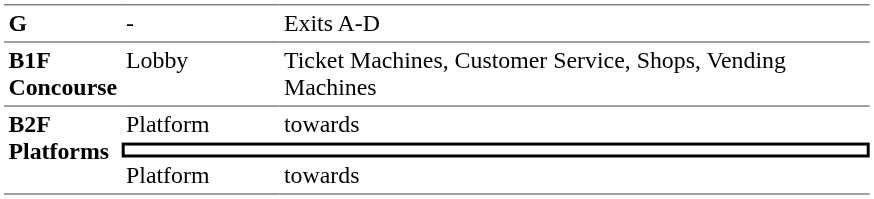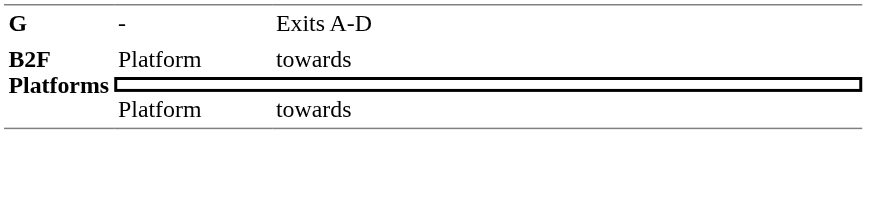- row: (157, 60)
